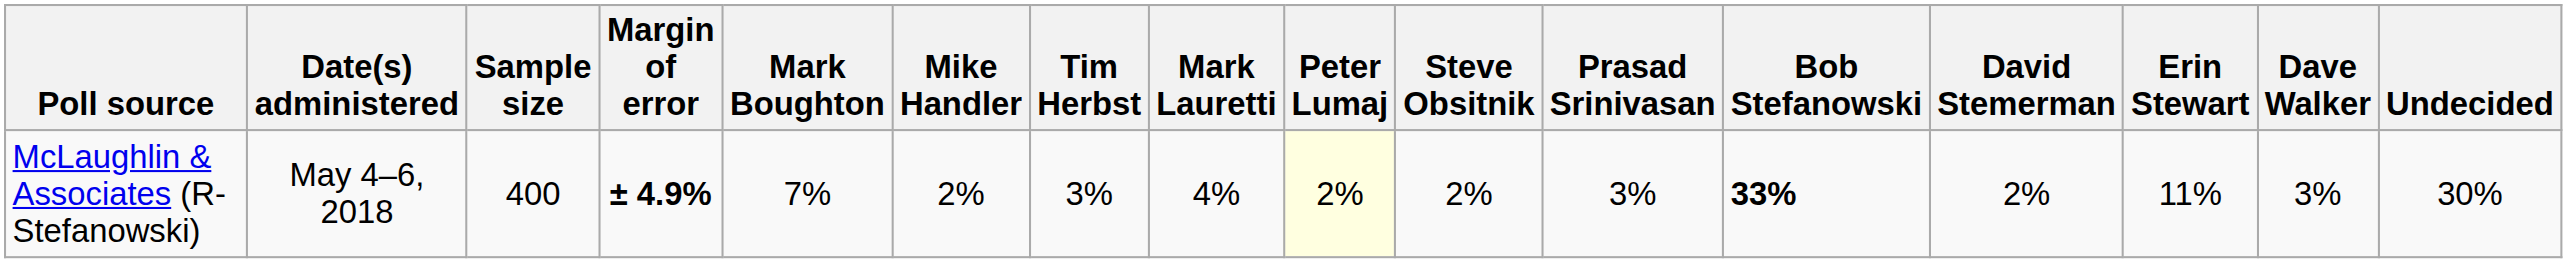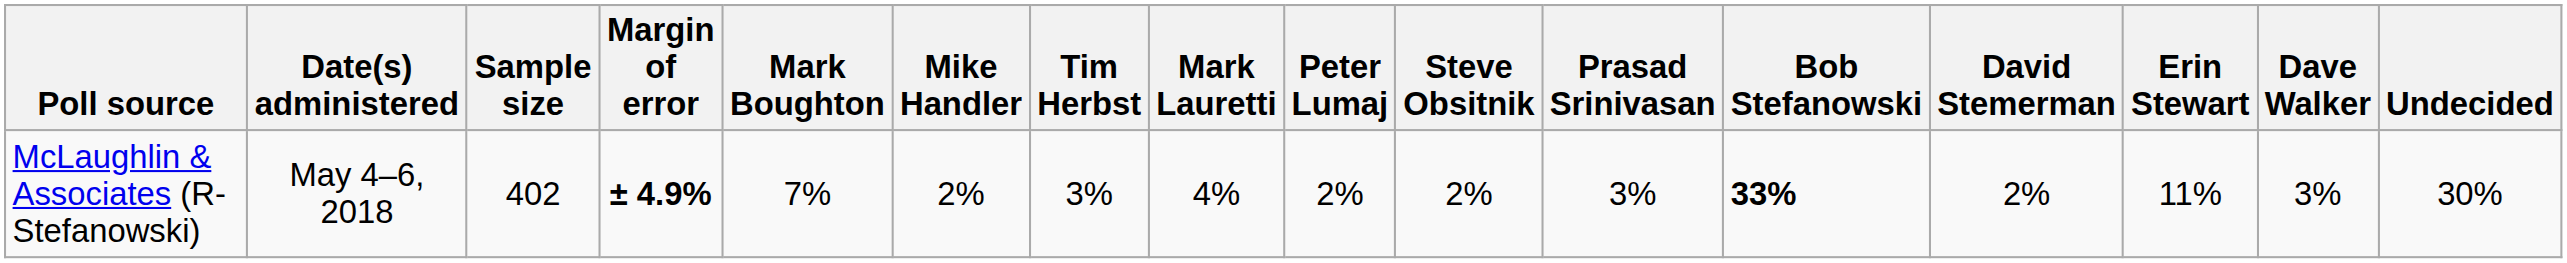(533, 193) 400 -> (533, 193) 402
(1340, 193) lightyellow background -> (1340, 193) no background
